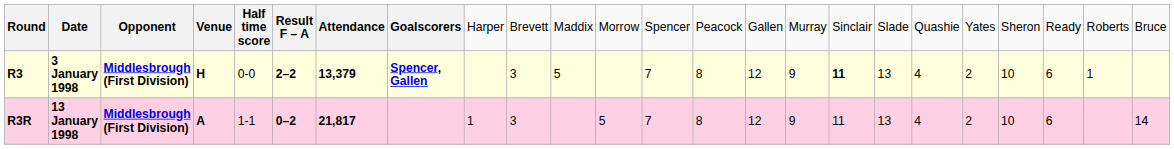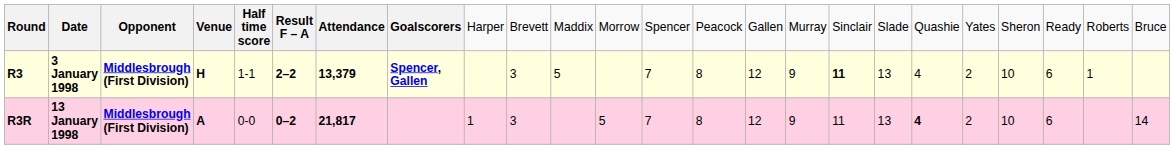(246, 74) 0-0 -> (246, 74) 1-1
(246, 121) 1-1 -> (246, 121) 0-0
(918, 121) normal -> (918, 121) bold
